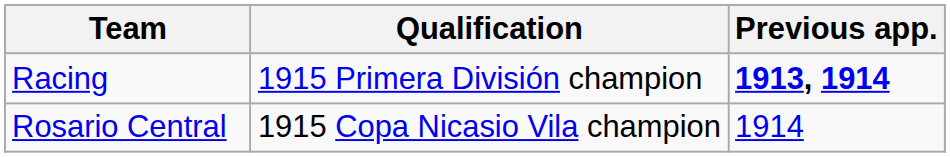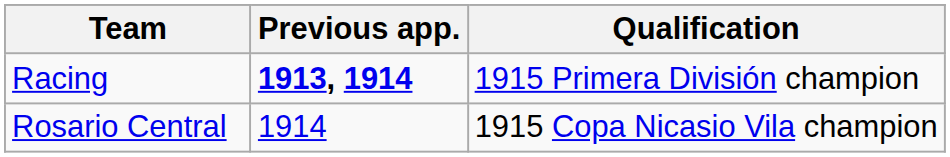columns swapped: (489, 28) <-> (836, 28)
